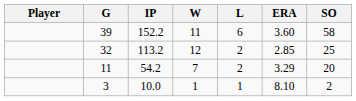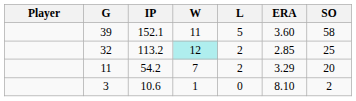(151, 31) 152.2 -> (151, 31) 152.1
(240, 31) 6 -> (240, 31) 5
(195, 50) no background -> (195, 50) paleturquoise background
(151, 86) 10.0 -> (151, 86) 10.6
(240, 86) 1 -> (240, 86) 0
